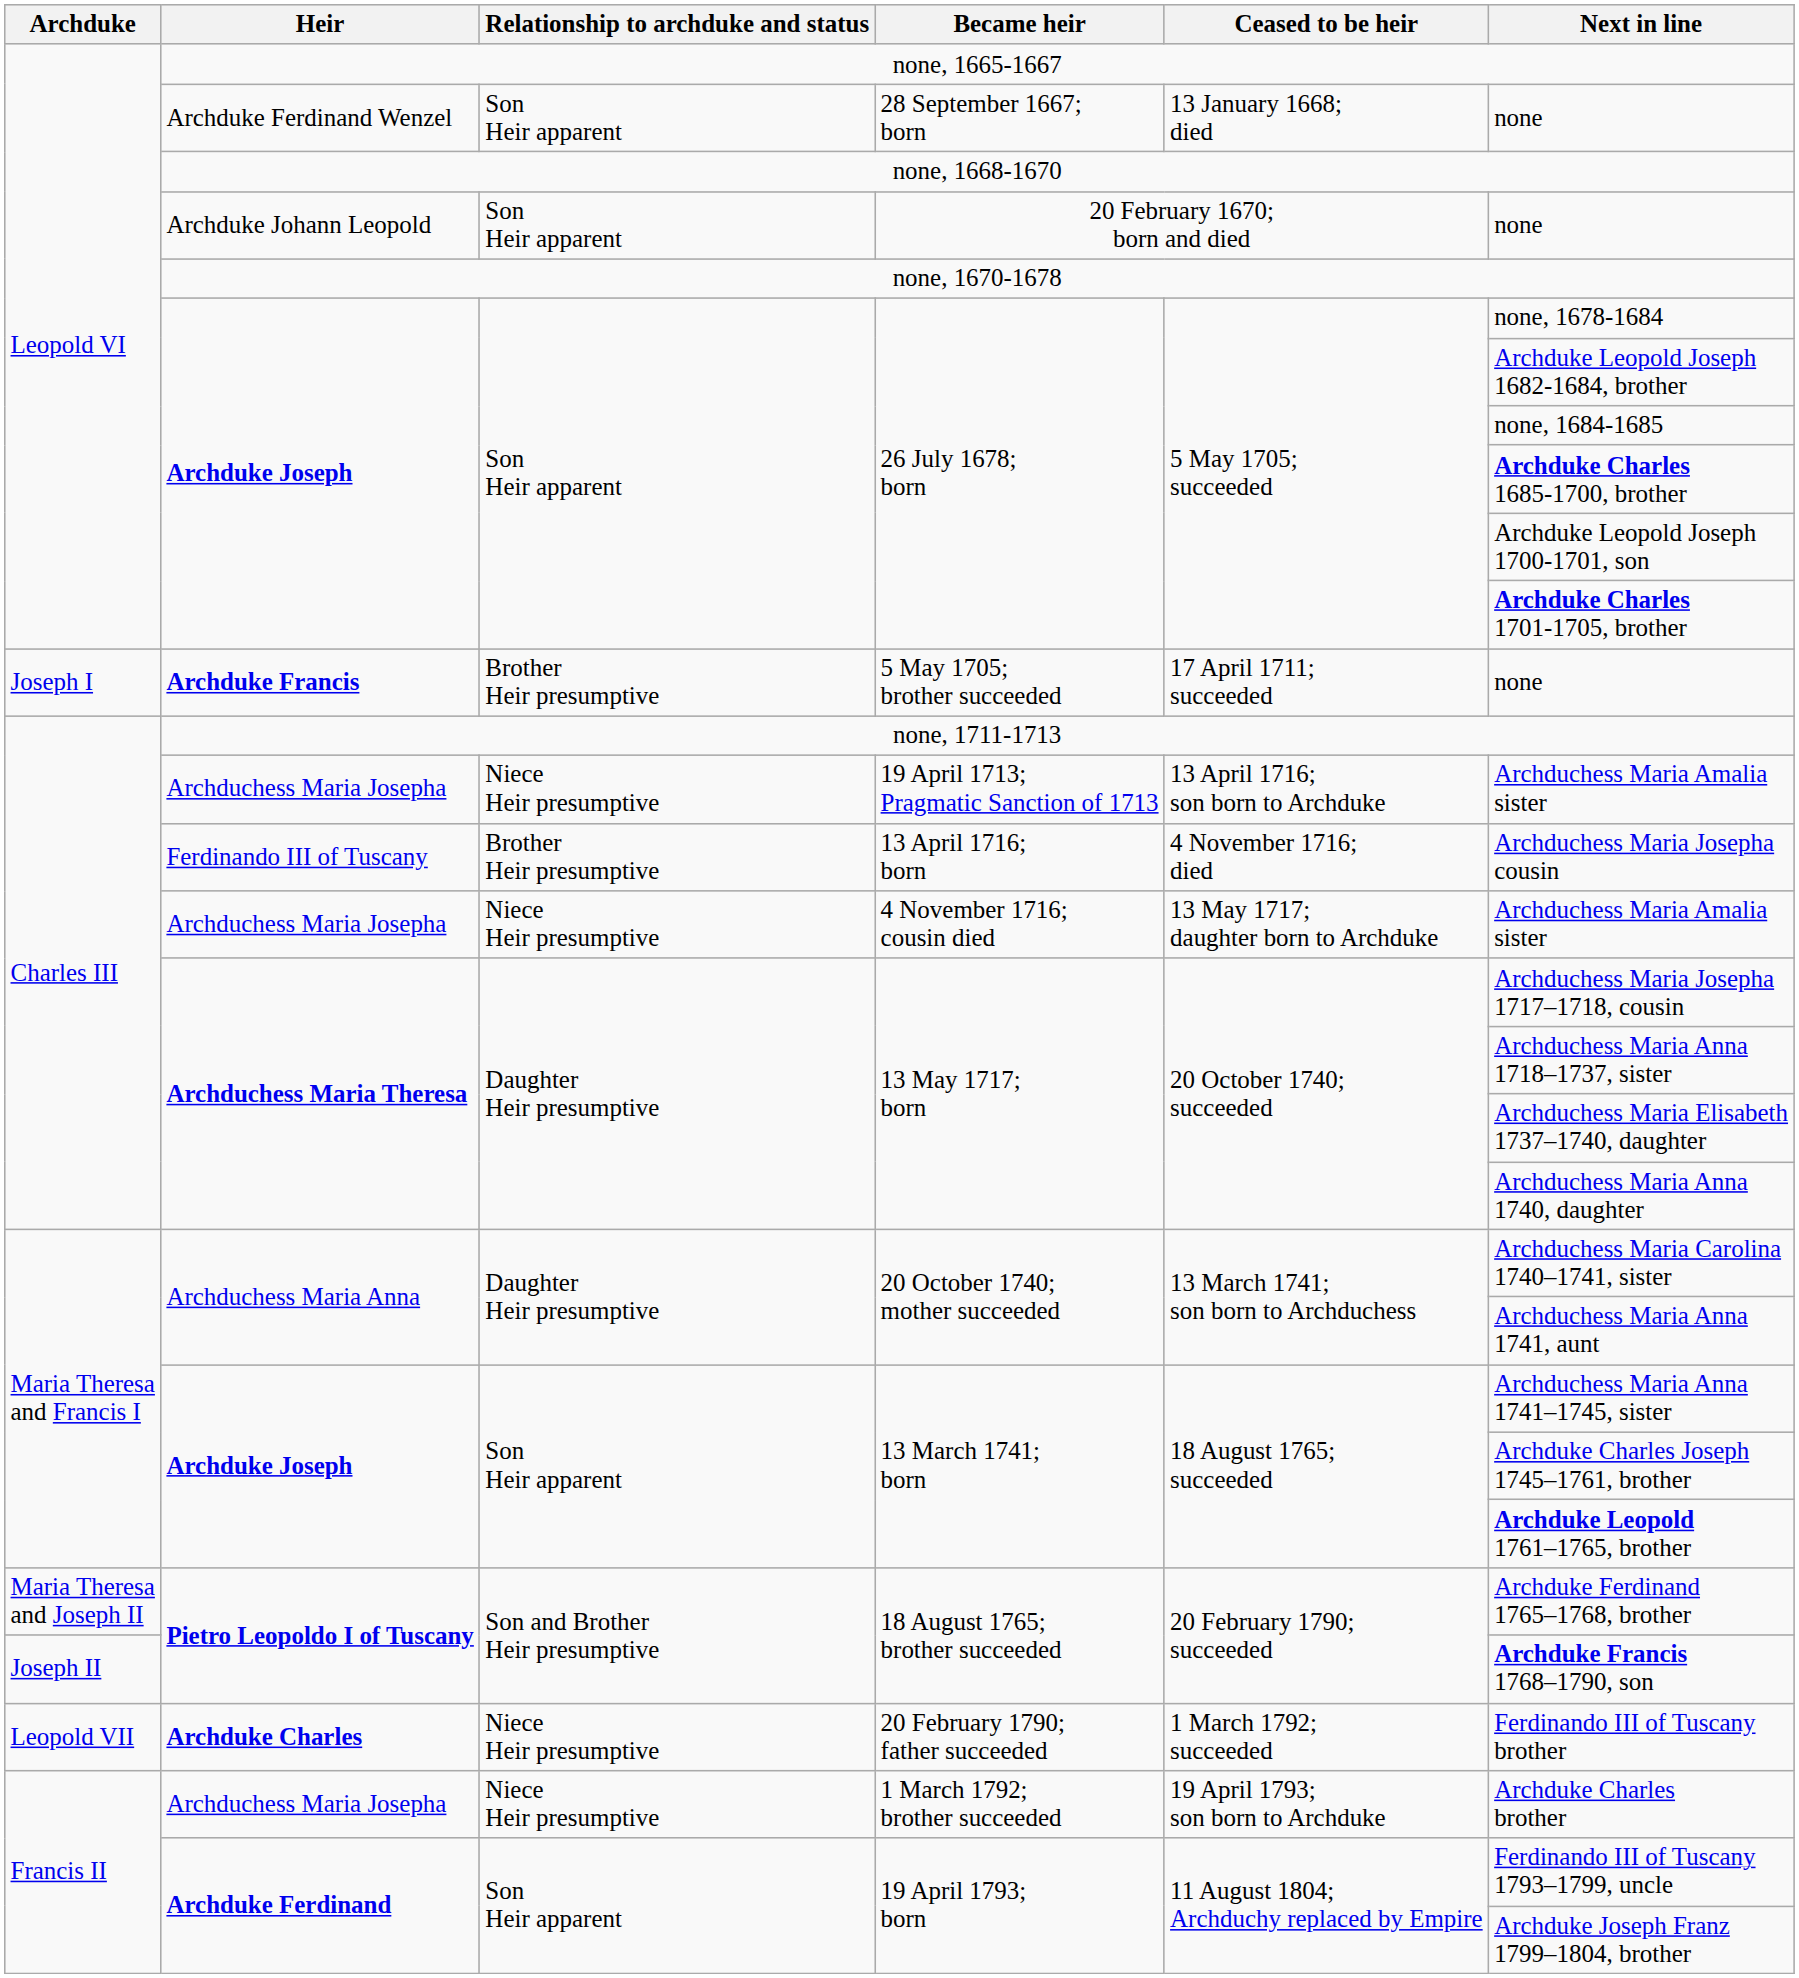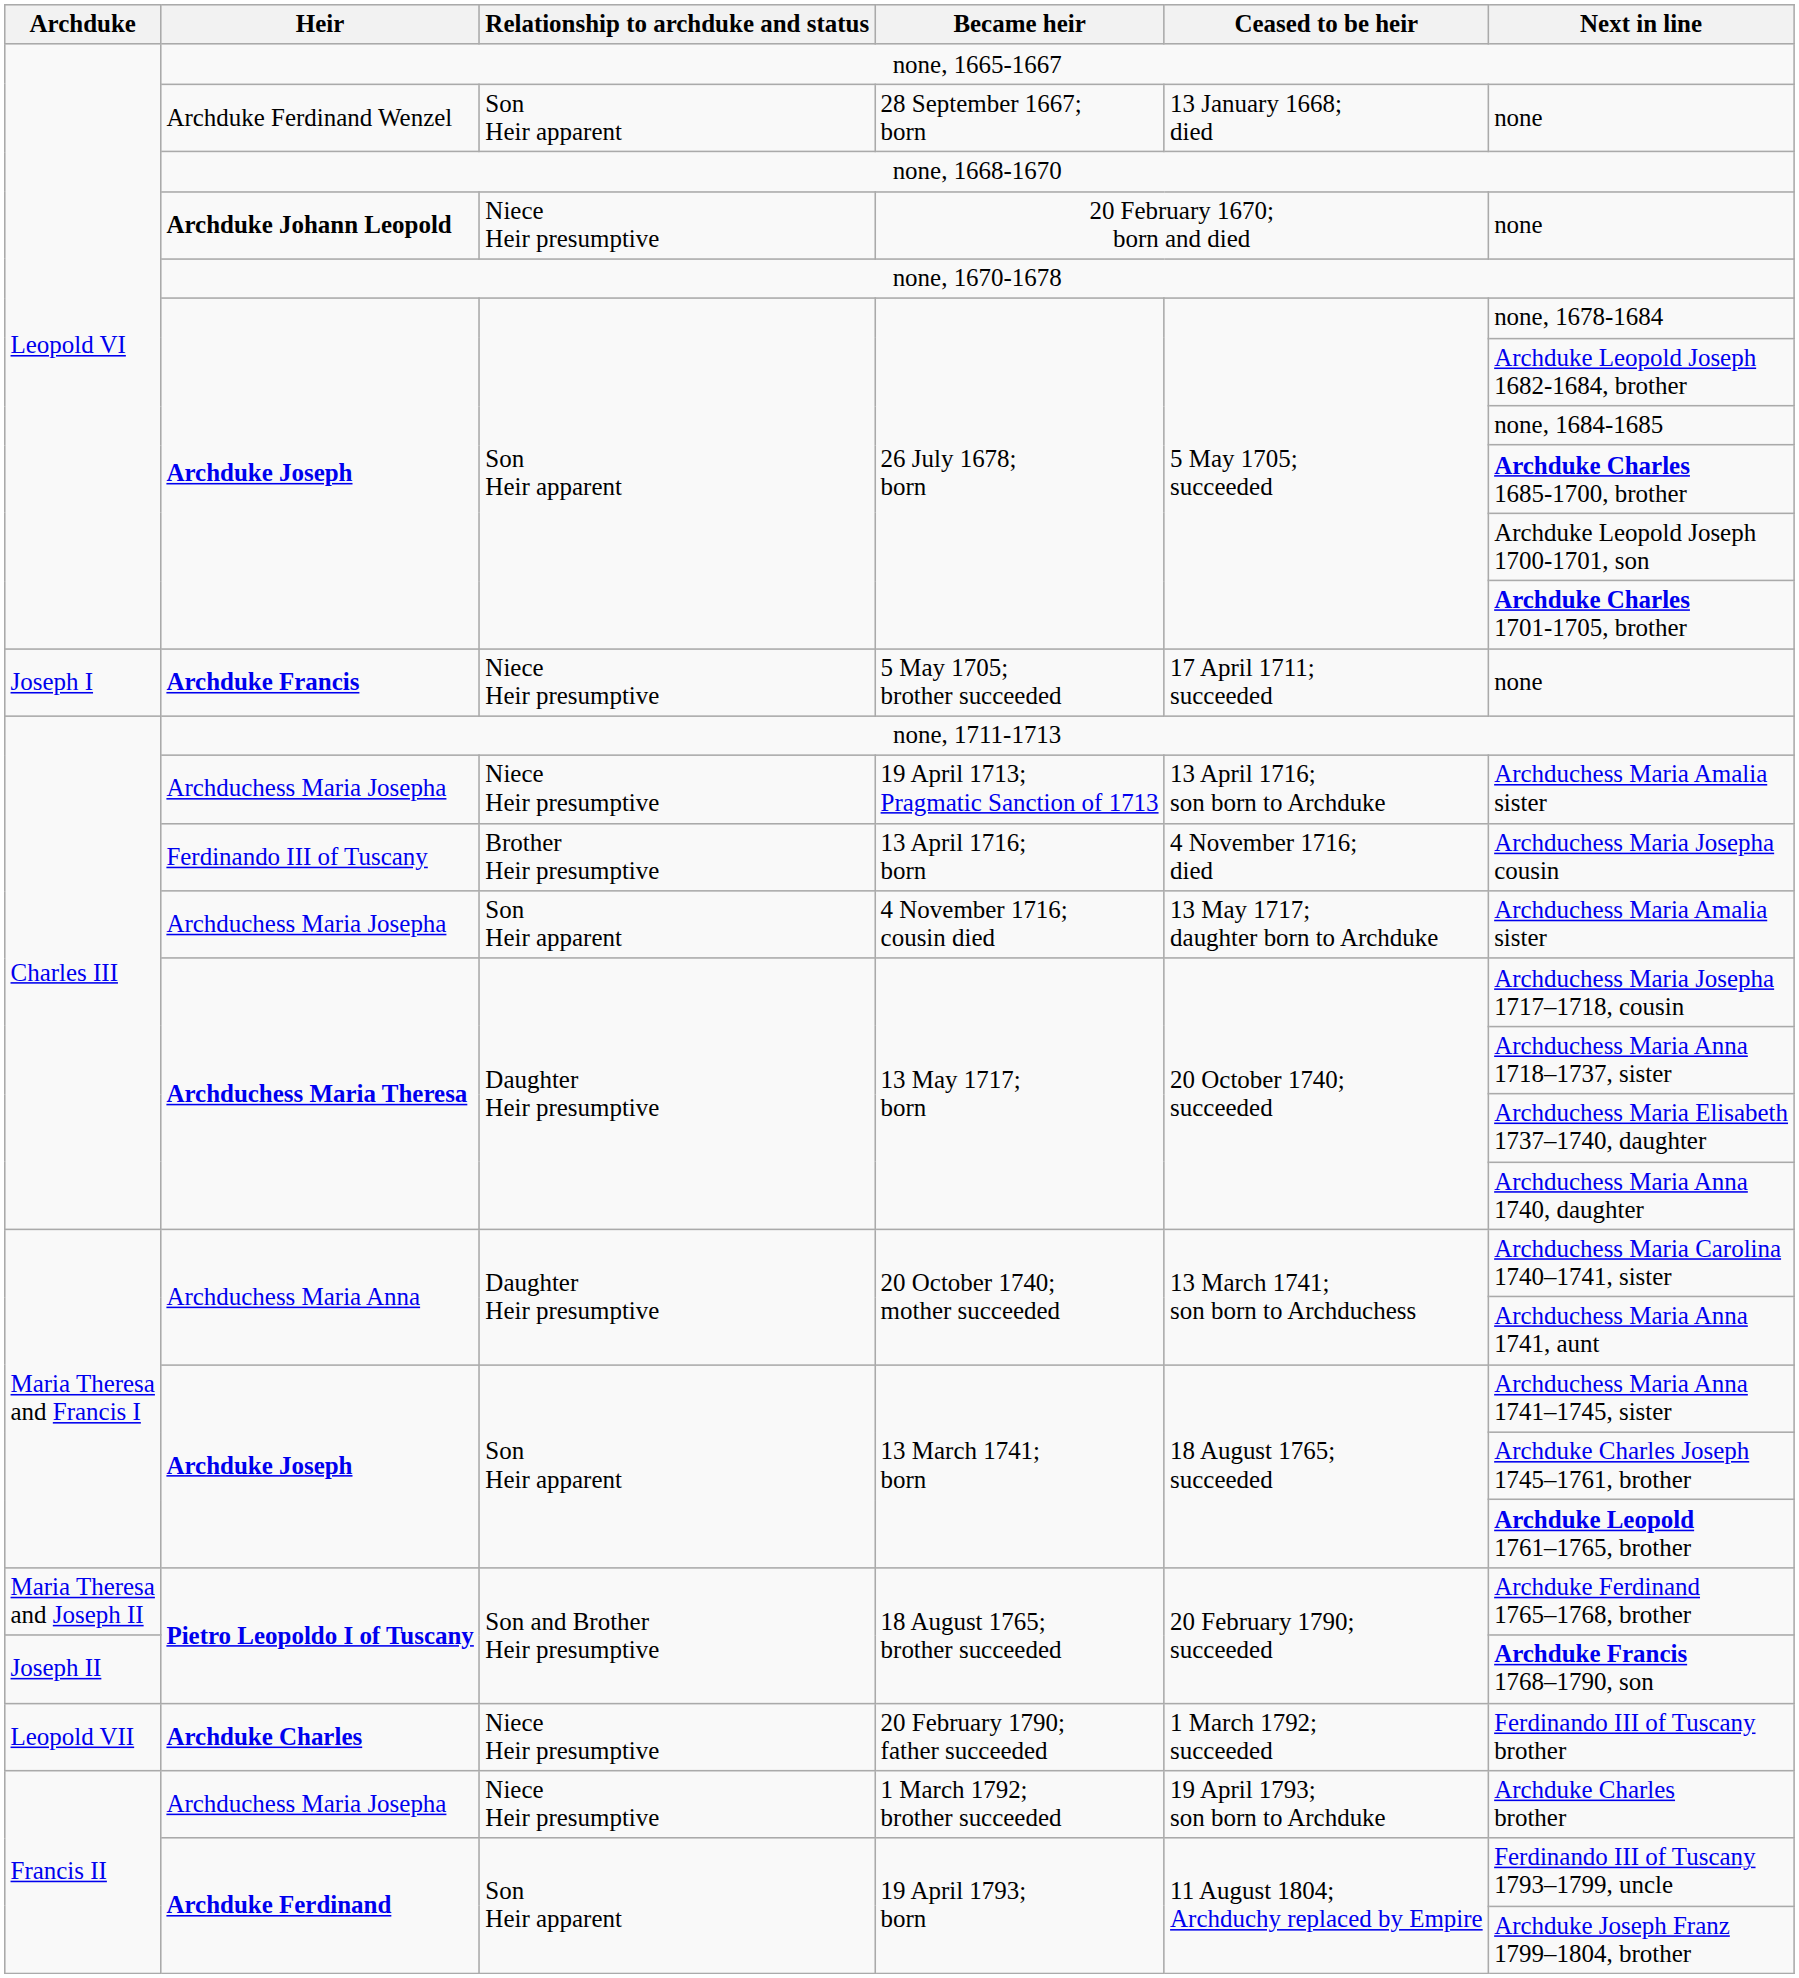(299, 224) normal -> (309, 224) bold
(554, 224) Son Heir apparent -> (572, 224) Niece Heir presumptive
(572, 681) Brother Heir presumptive -> (572, 681) Niece Heir presumptive
(572, 924) Niece Heir presumptive -> (554, 924) Son Heir apparent
